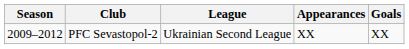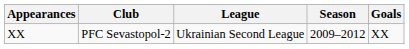columns swapped: (35, 14) <-> (331, 14)
